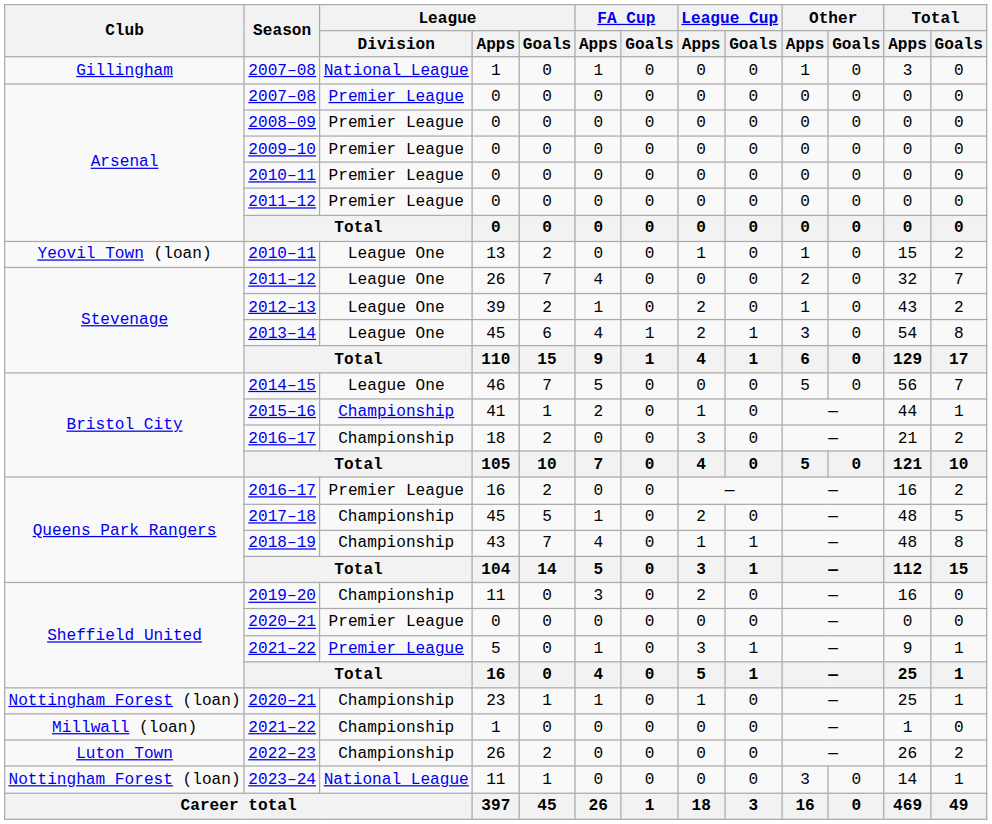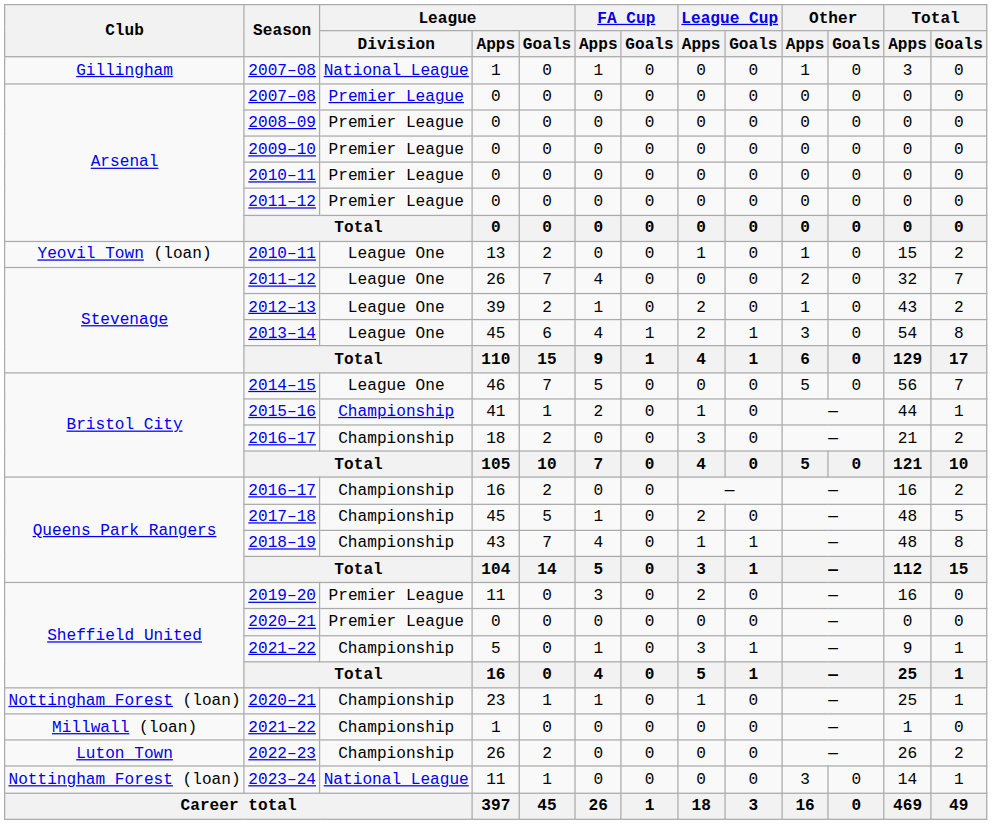(396, 491) Premier League -> (396, 491) Championship
(396, 596) Championship -> (396, 596) Premier League
(396, 648) Premier League -> (396, 648) Championship
